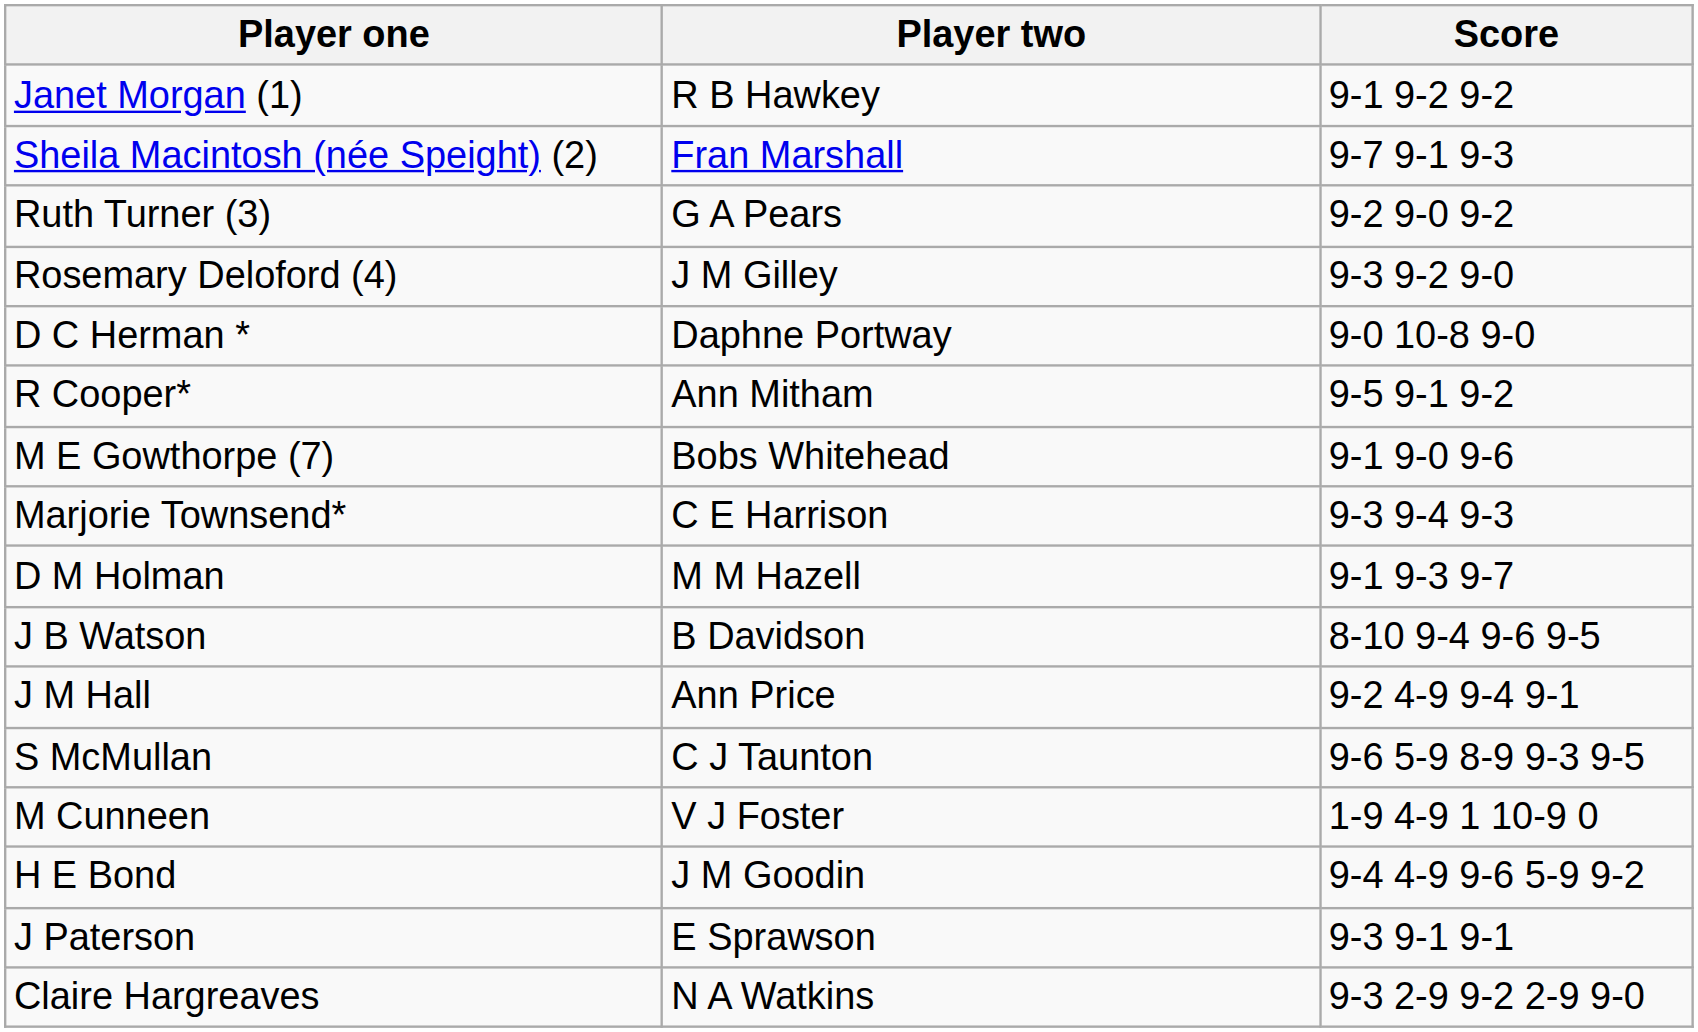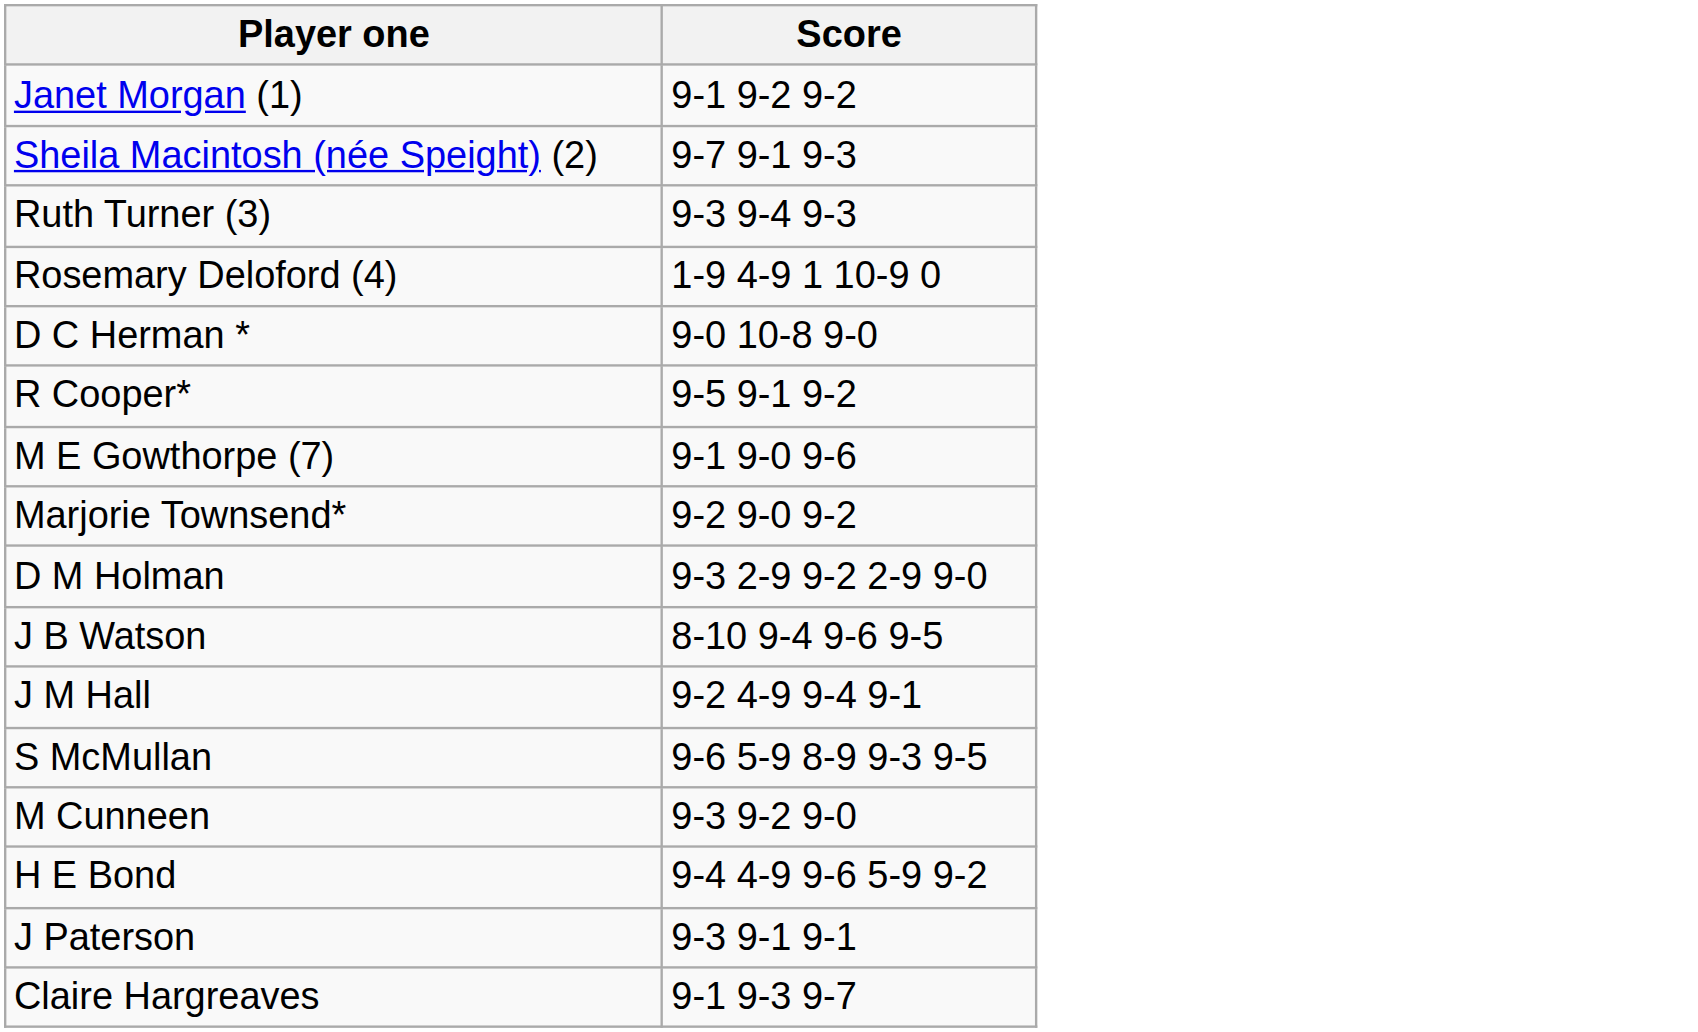- column: (991, 34)
(1421, 214) 9-2 9-0 9-2 -> (764, 214) 9-3 9-4 9-3
(1421, 275) 9-3 9-2 9-0 -> (806, 275) 1-9 4-9 1 10-9 0
(1421, 515) 9-3 9-4 9-3 -> (764, 515) 9-2 9-0 9-2
(1421, 575) 9-1 9-3 9-7 -> (829, 575) 9-3 2-9 9-2 2-9 9-0
(1464, 816) 1-9 4-9 1 10-9 0 -> (764, 816) 9-3 9-2 9-0
(1487, 996) 9-3 2-9 9-2 2-9 9-0 -> (764, 996) 9-1 9-3 9-7
